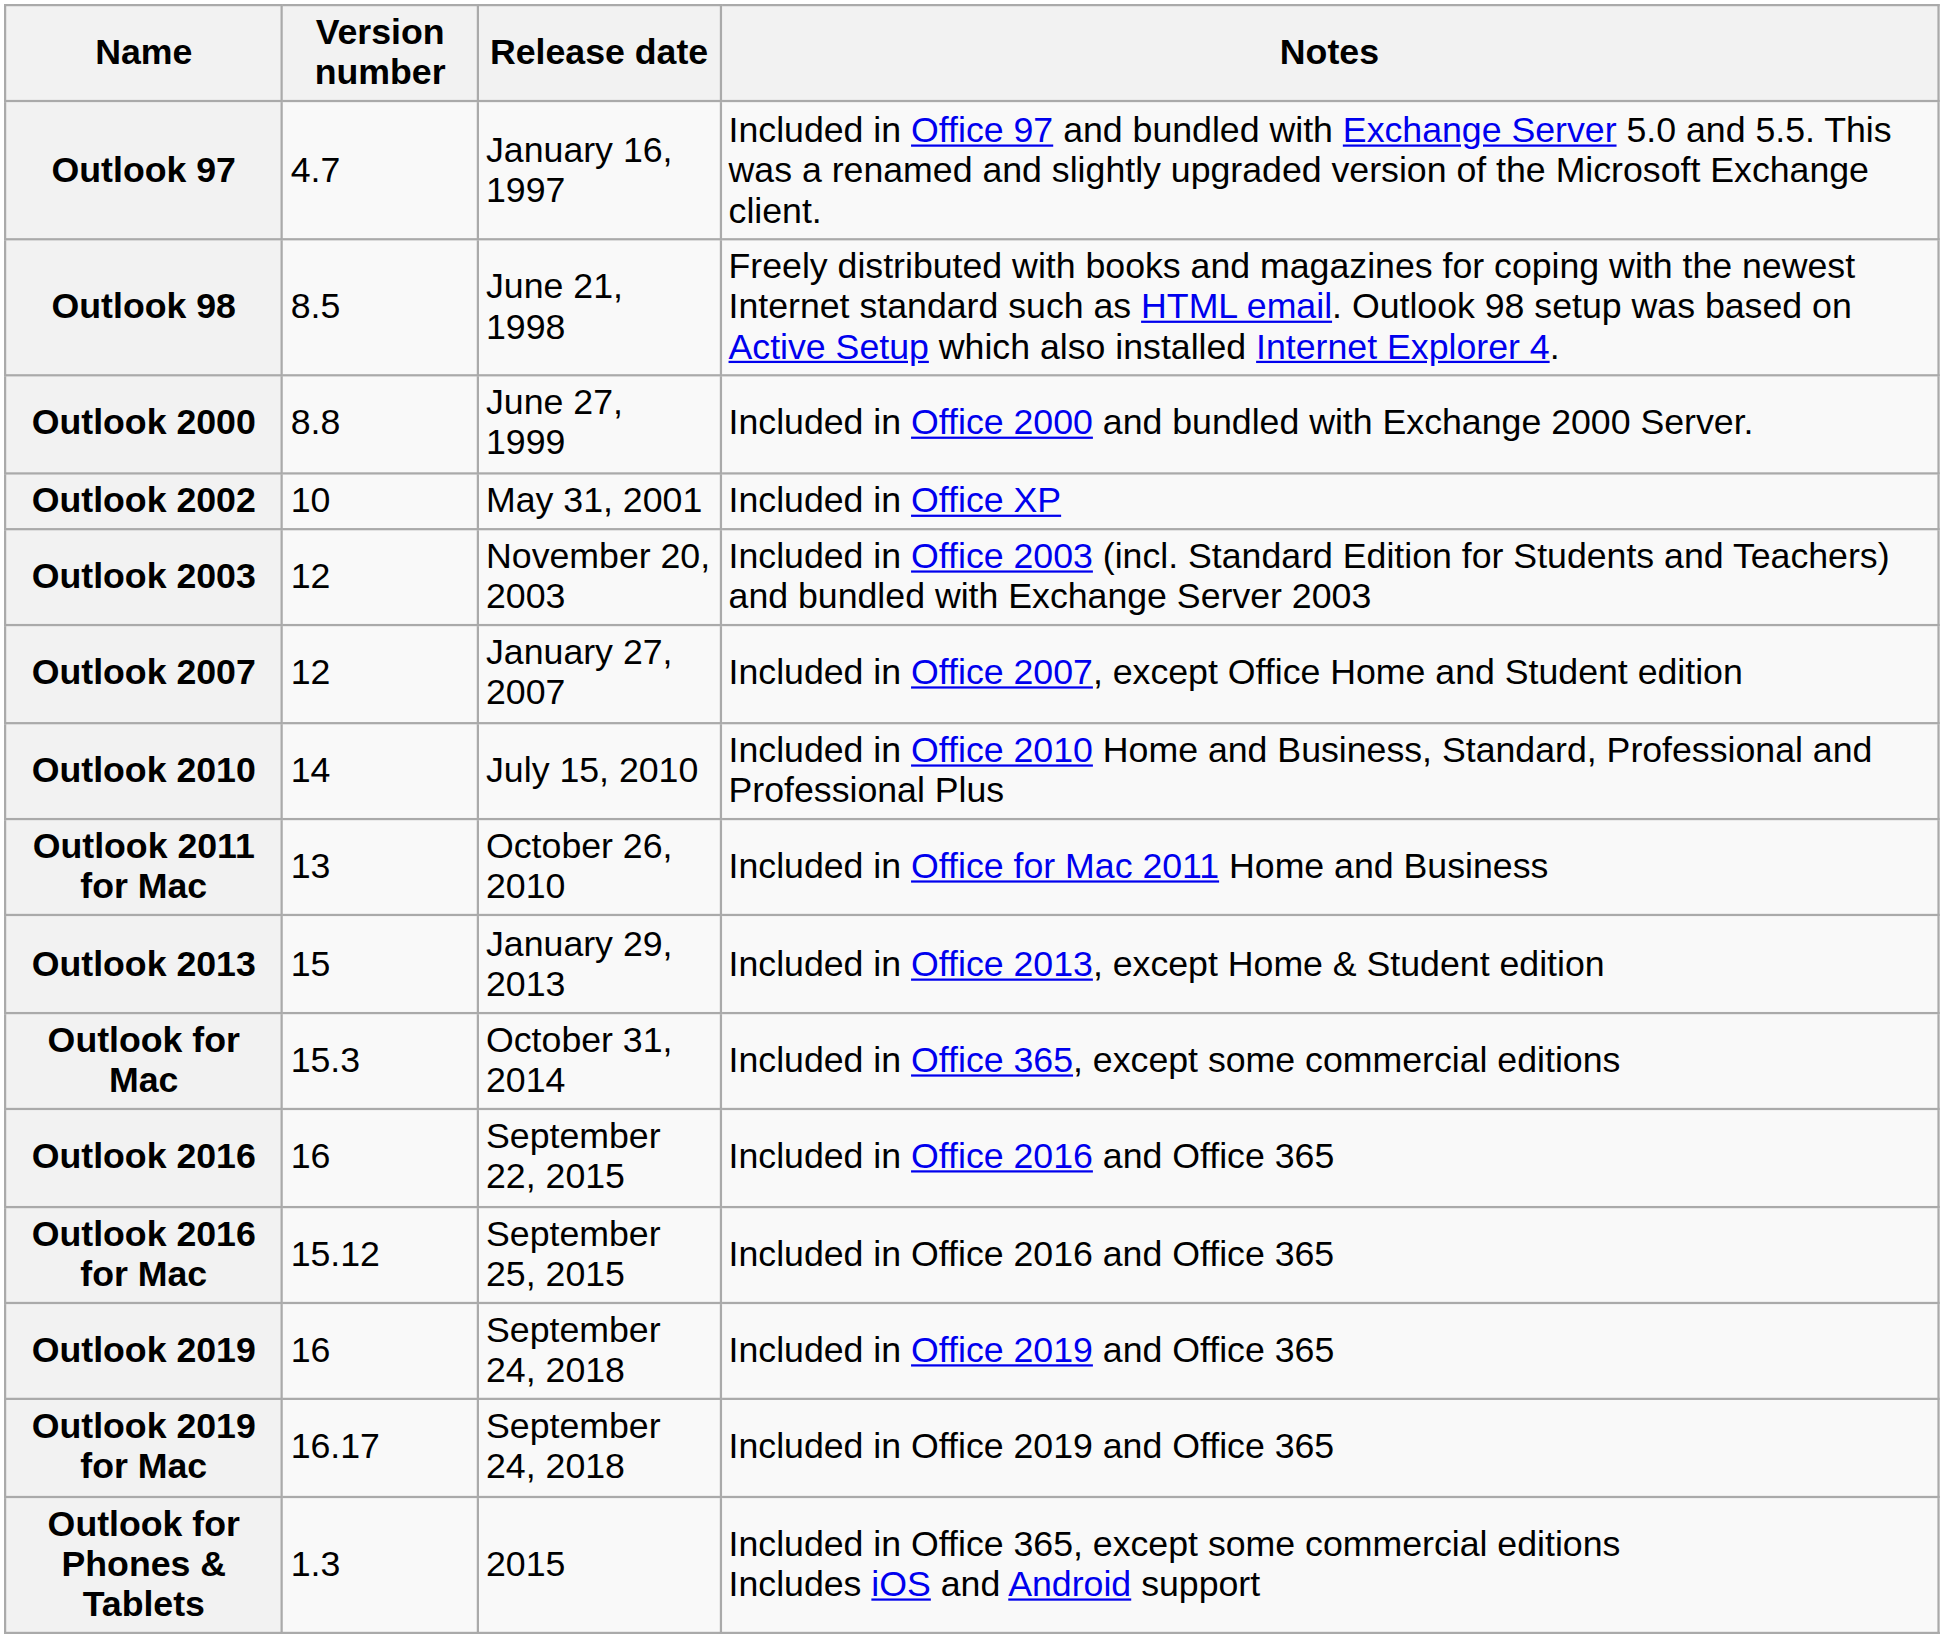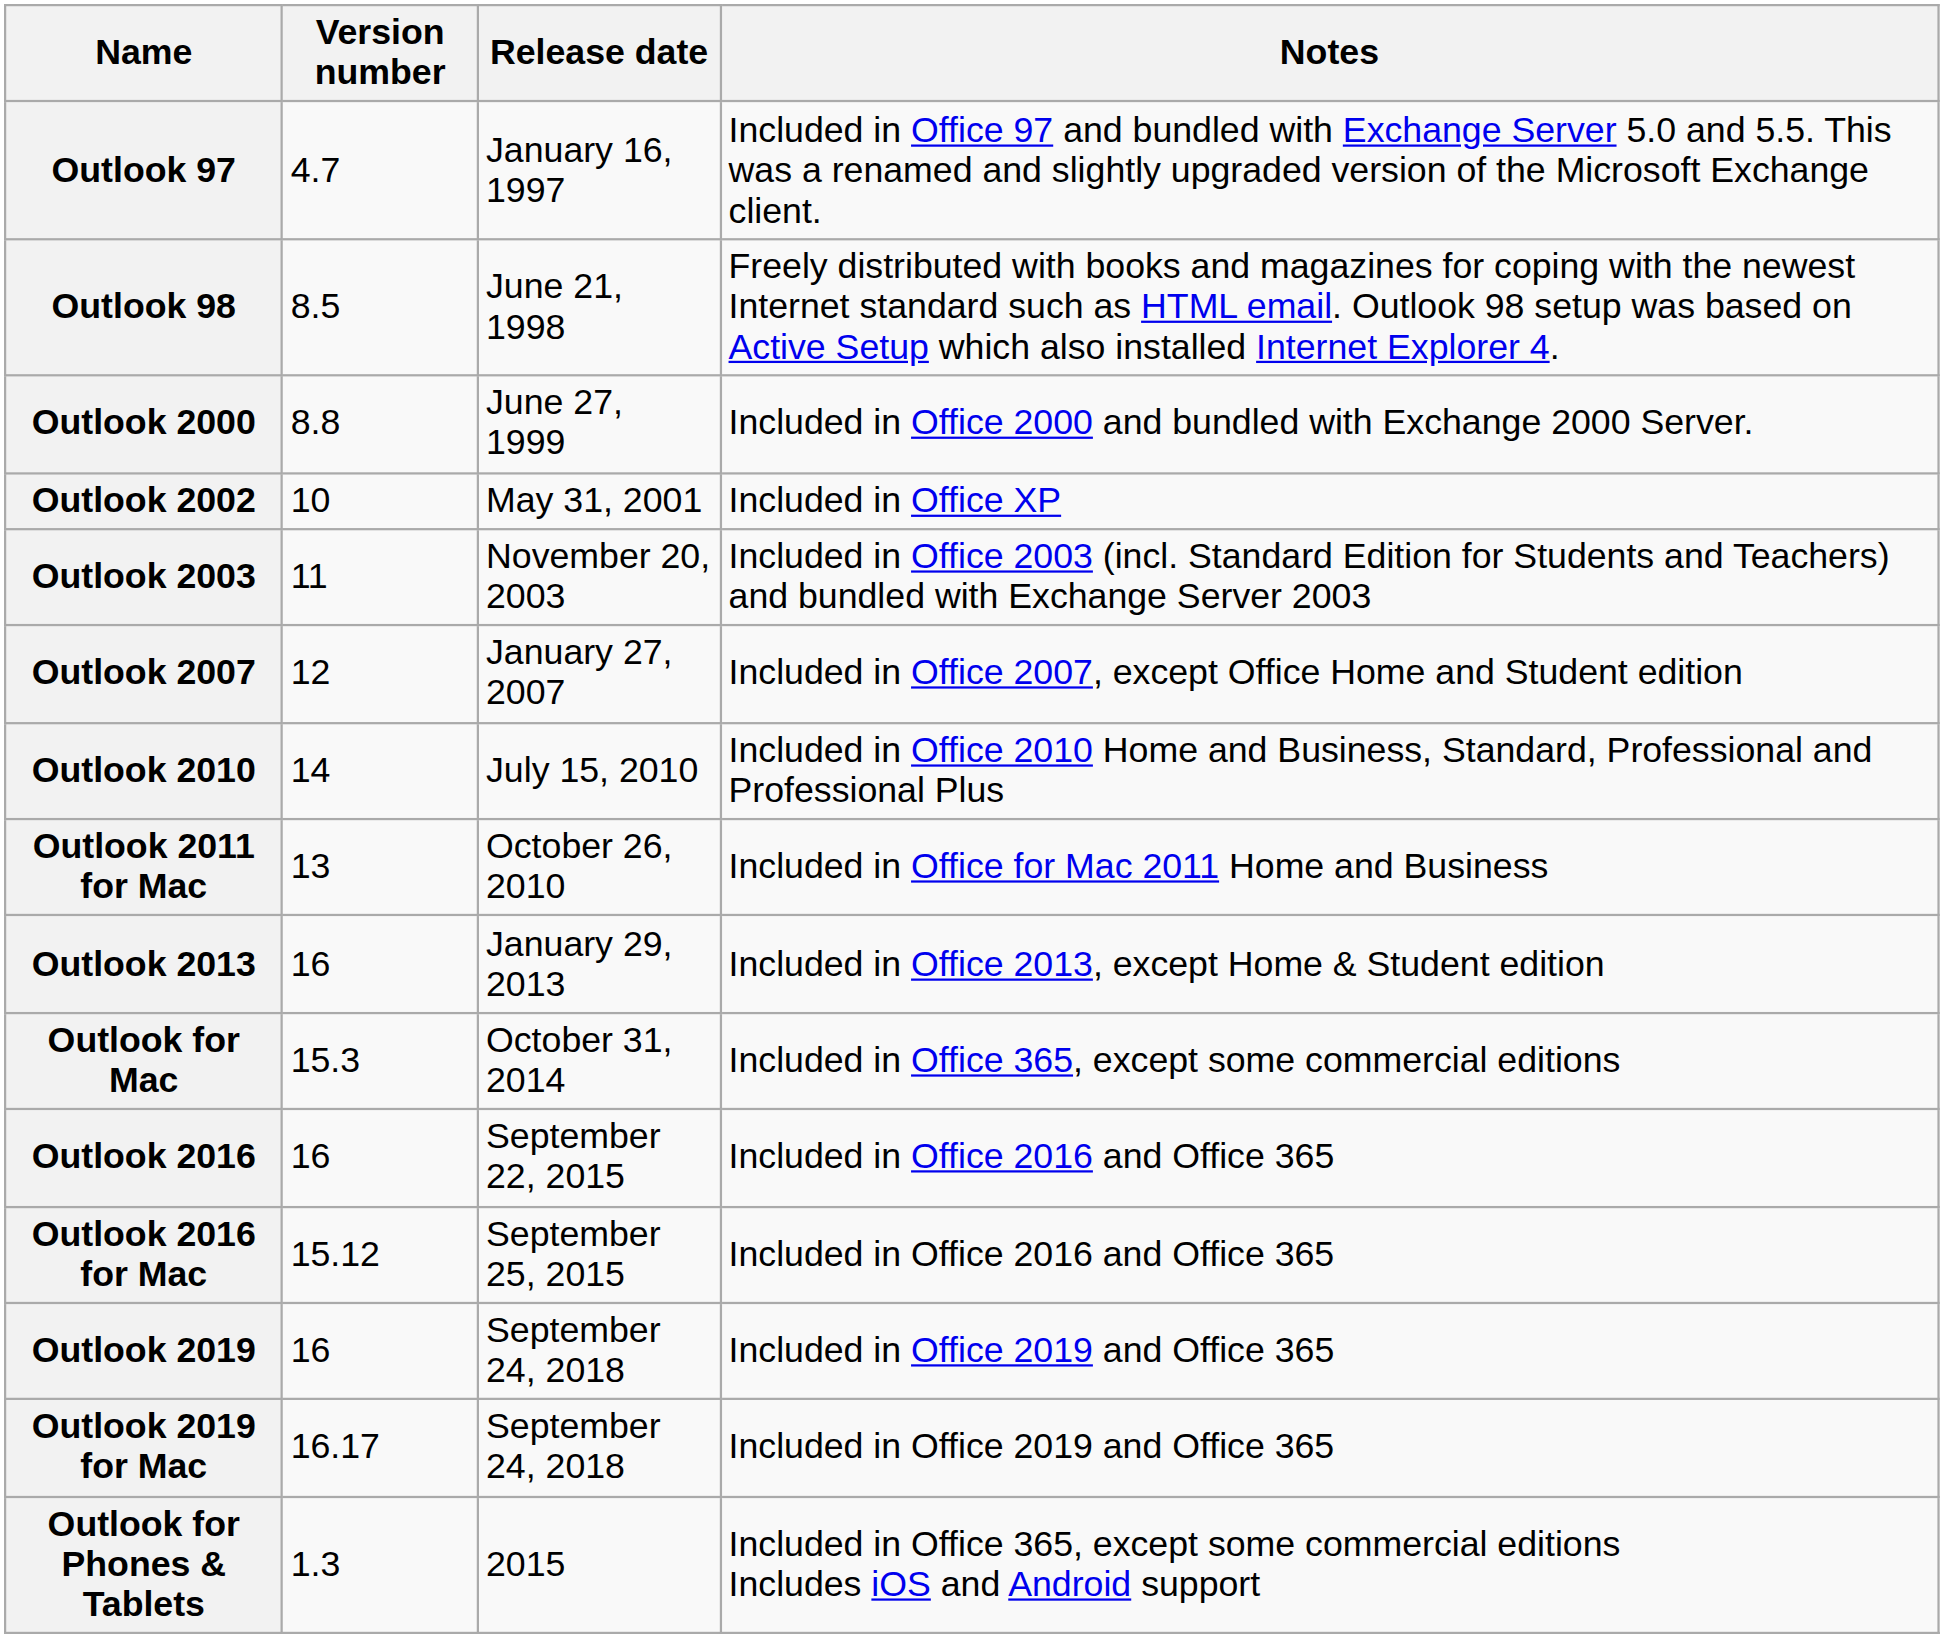(311, 576) 12 -> (309, 576) 11
(311, 963) 15 -> (311, 963) 16
